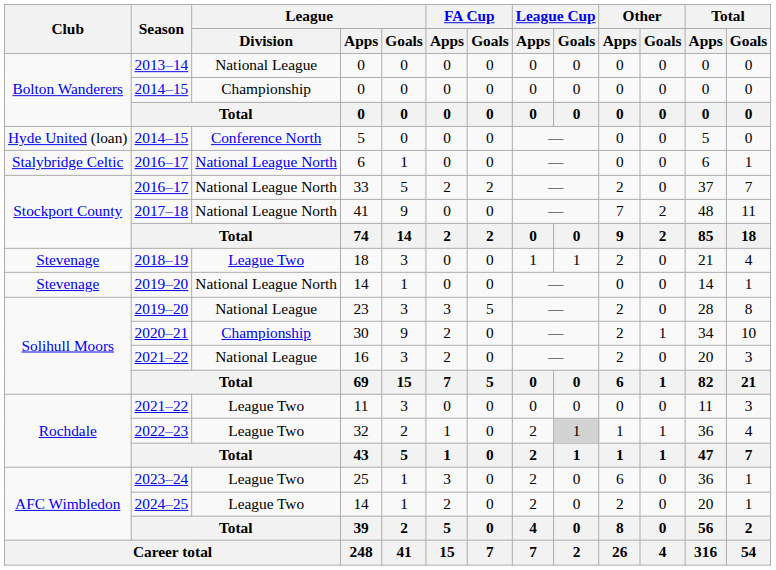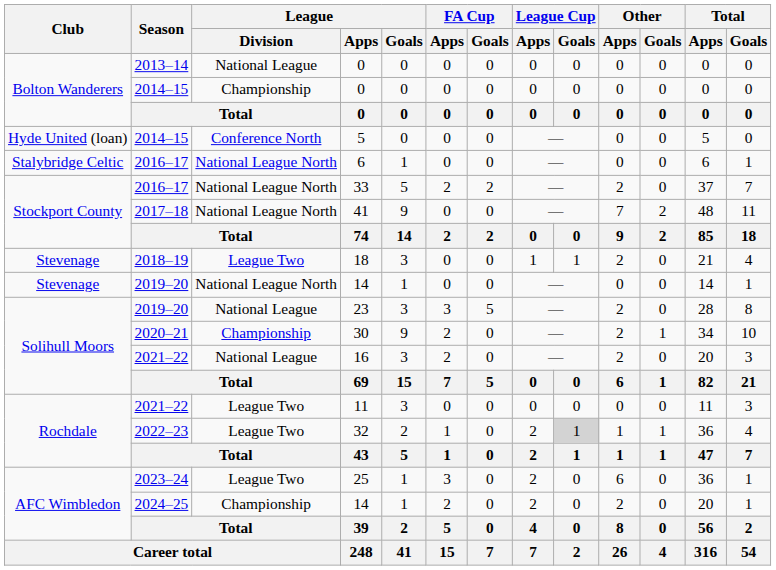(266, 503) League Two -> (266, 503) Championship
